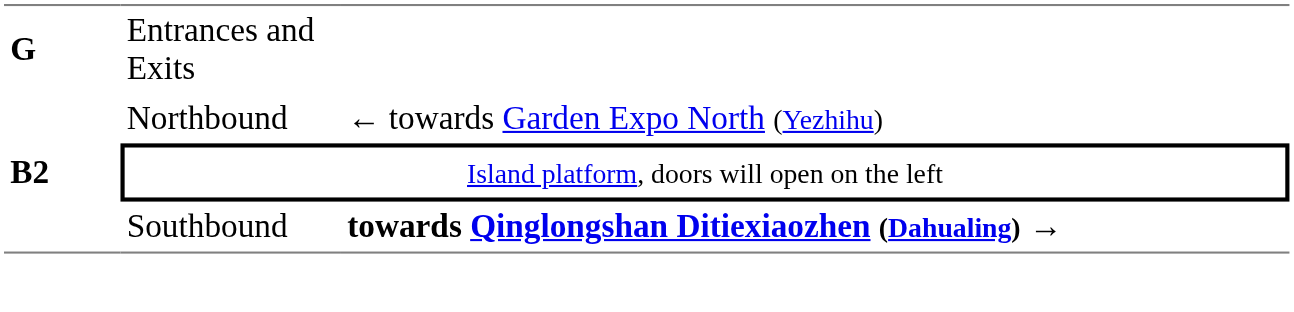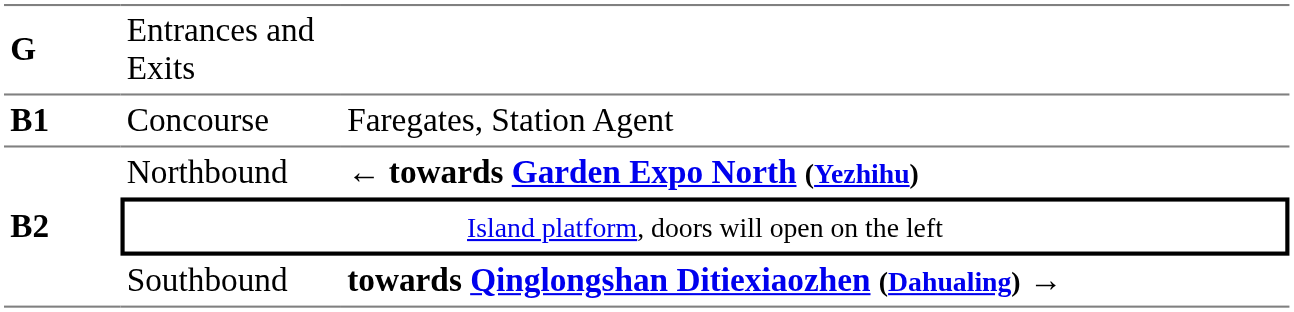+ row: (198, 119)
(615, 117) normal -> (633, 171) bold
